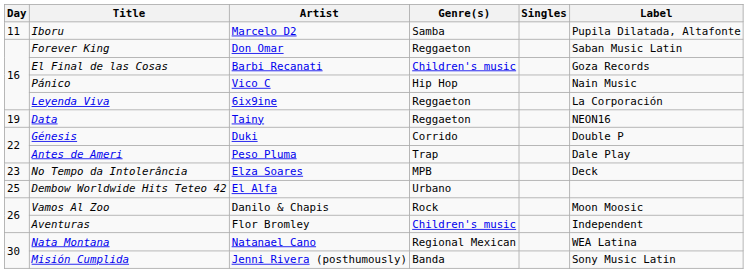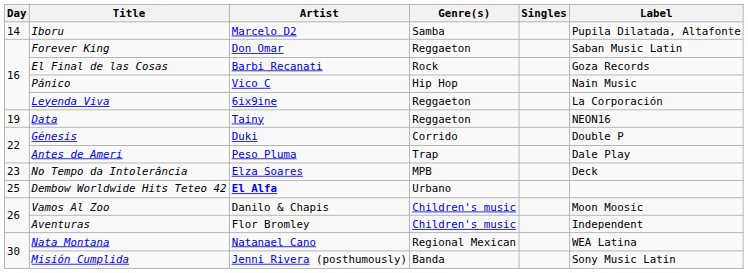(13, 31) 11 -> (13, 31) 14
(464, 66) Children's music -> (425, 66) Rock
(254, 189) normal -> (254, 189) bold
(425, 207) Rock -> (464, 207) Children's music
